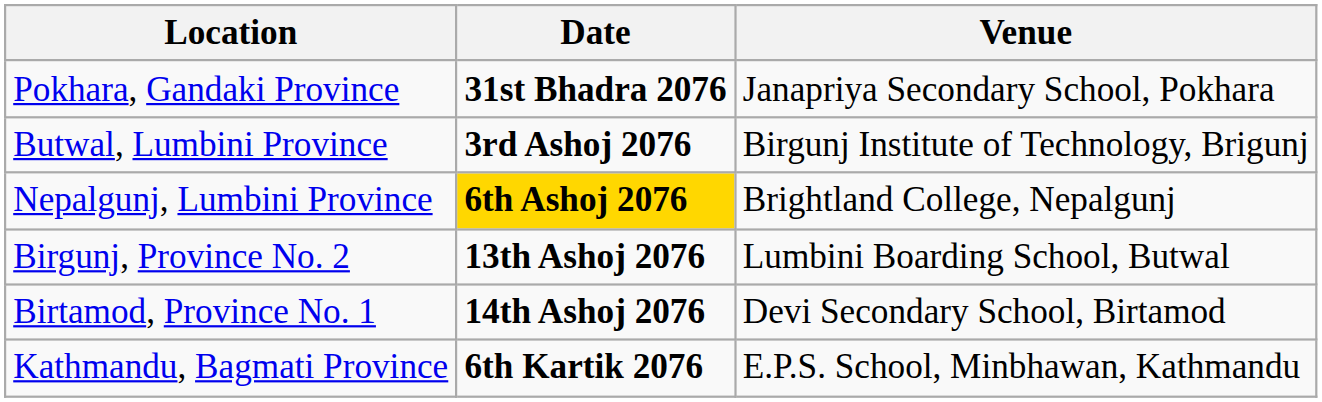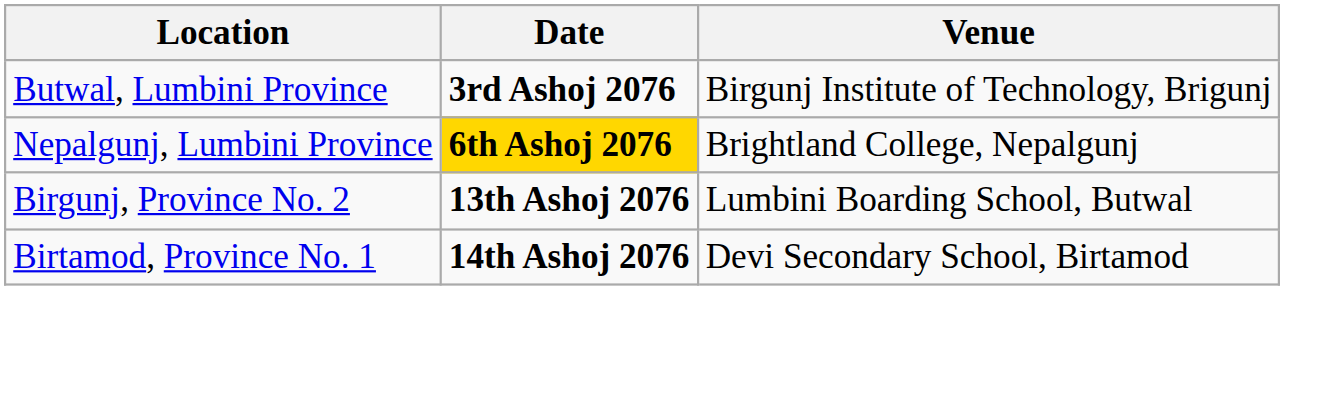- row: (206, 88)
- row: (231, 367)
